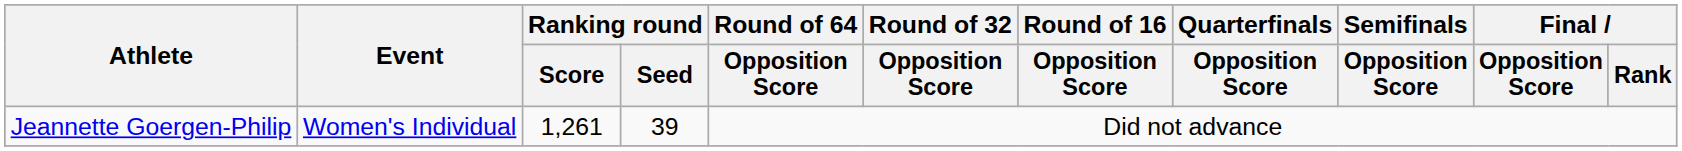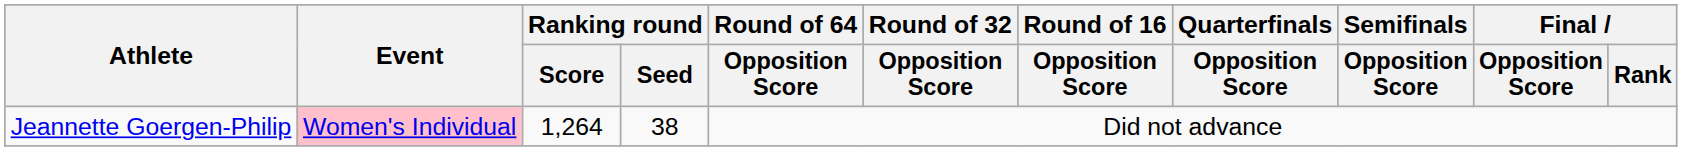(410, 127) no background -> (410, 127) pink background
(572, 127) 1,261 -> (572, 127) 1,264
(665, 127) 39 -> (665, 127) 38
